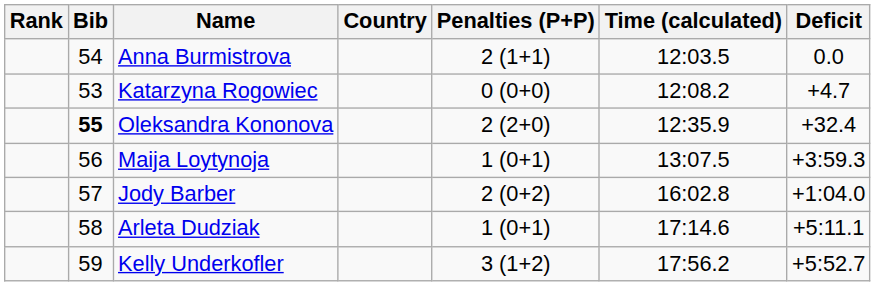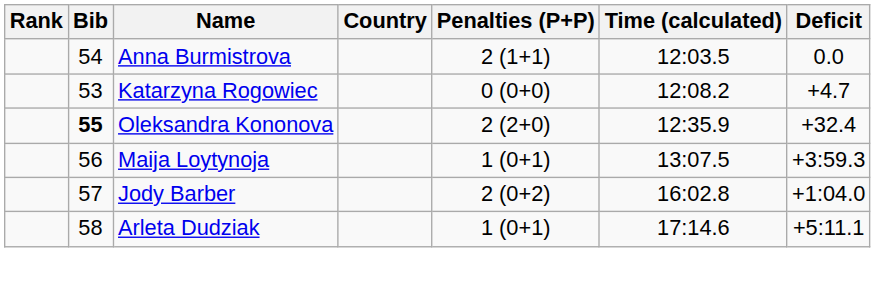- row: (201, 263)
